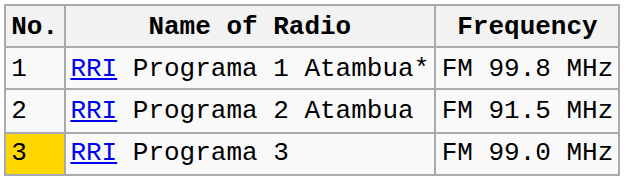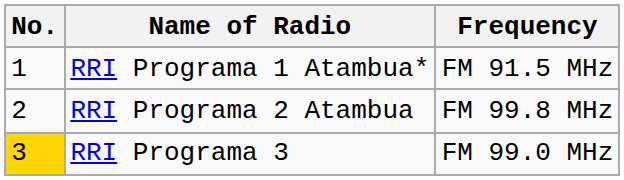(527, 69) FM 99.8 MHz -> (527, 69) FM 91.5 MHz
(527, 111) FM 91.5 MHz -> (527, 111) FM 99.8 MHz
